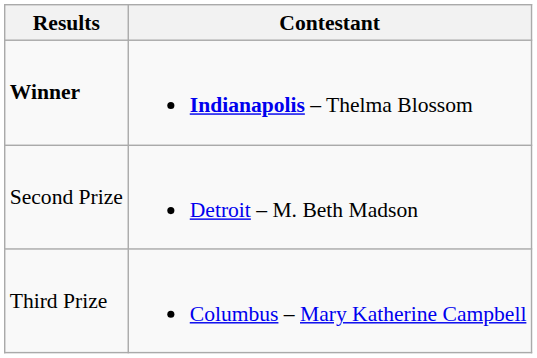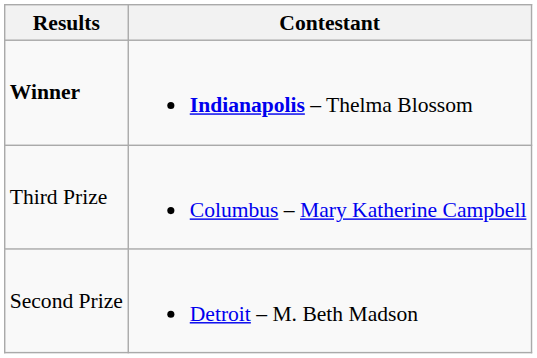rows swapped: (66, 196) <-> (59, 300)
